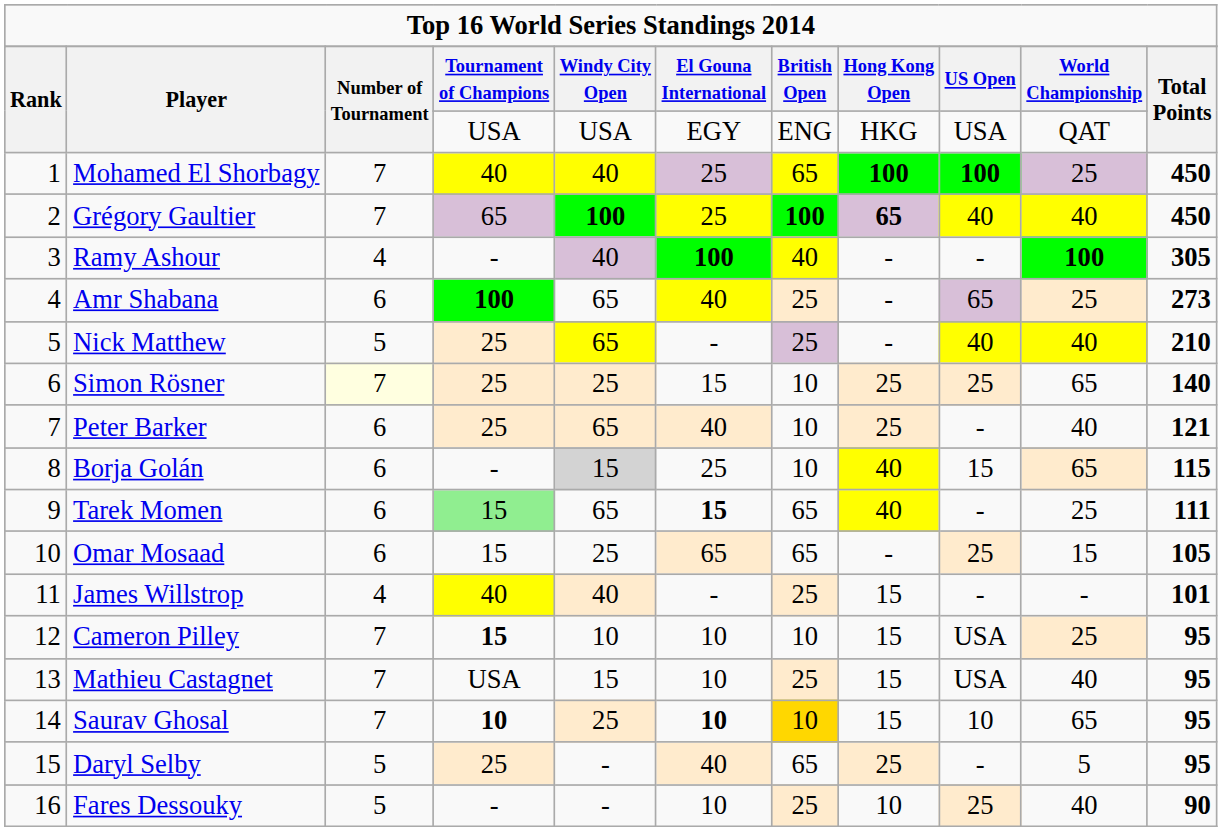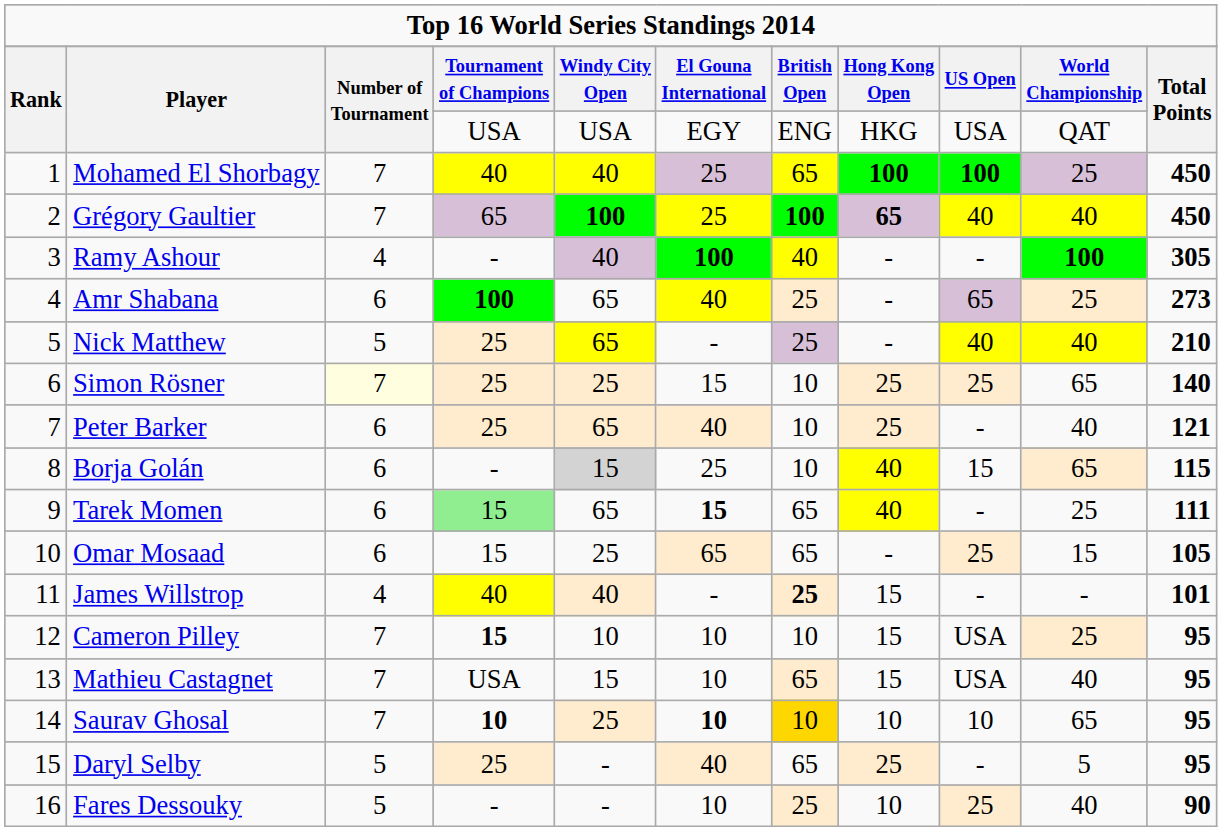(805, 594) normal -> (805, 594) bold
(805, 678) 25 -> (805, 678) 65
(889, 720) 15 -> (889, 720) 10
